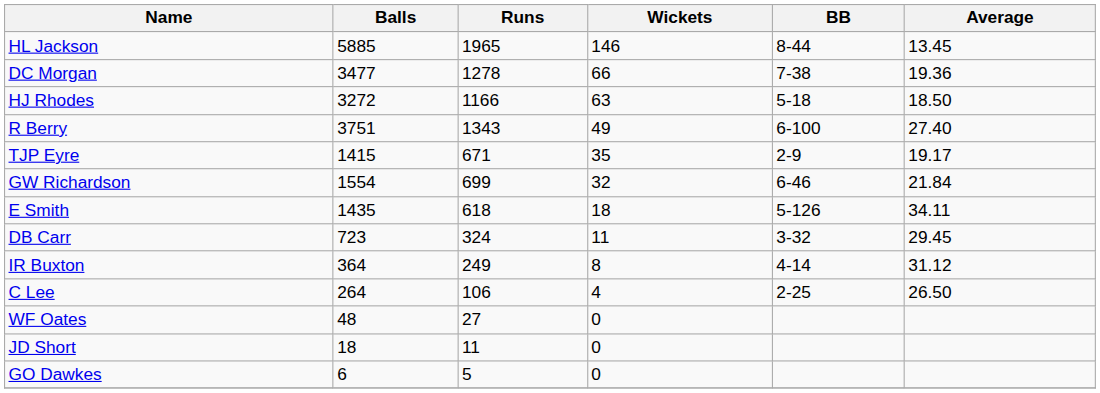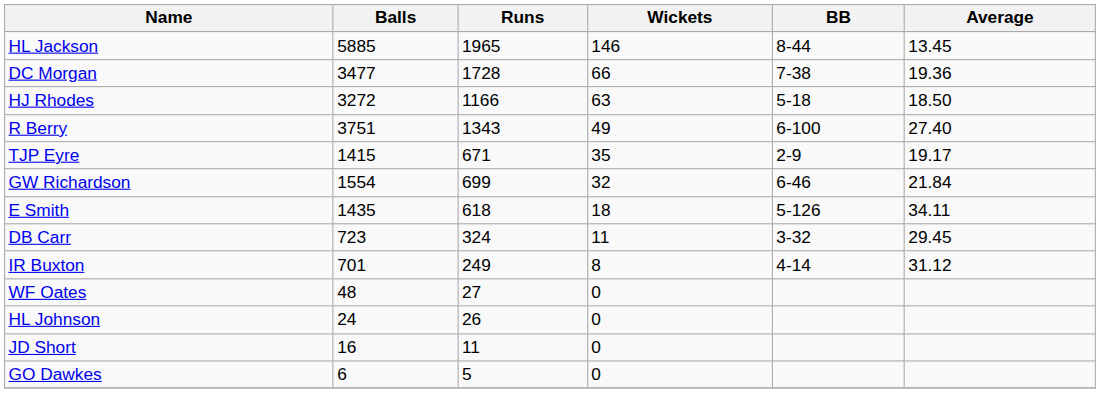(481, 73) 1278 -> (481, 73) 1728
(352, 264) 364 -> (352, 264) 701
- row: (32, 292)
+ row: (54, 319)
(347, 347) 18 -> (347, 347) 16
